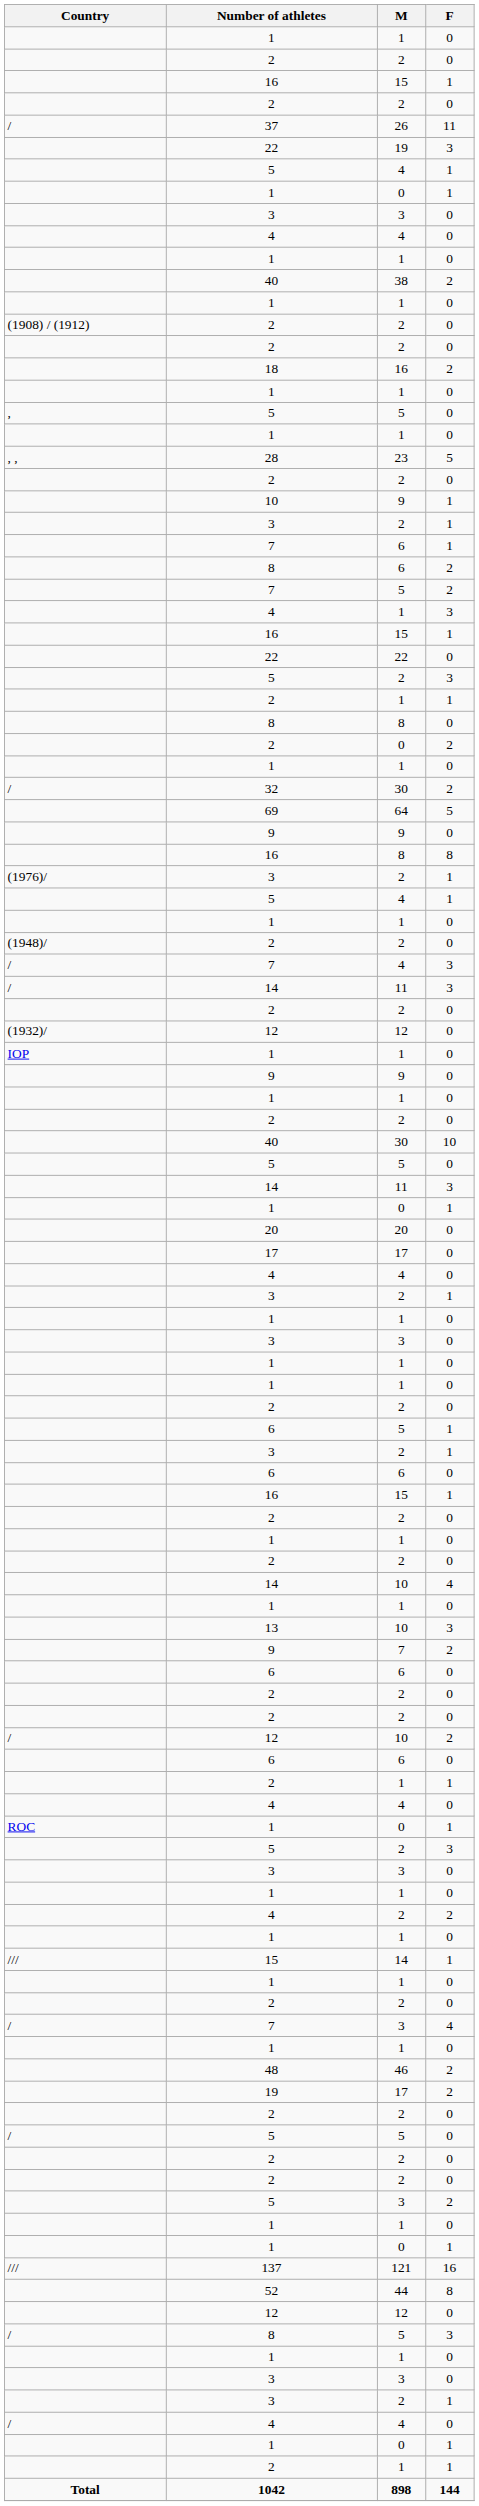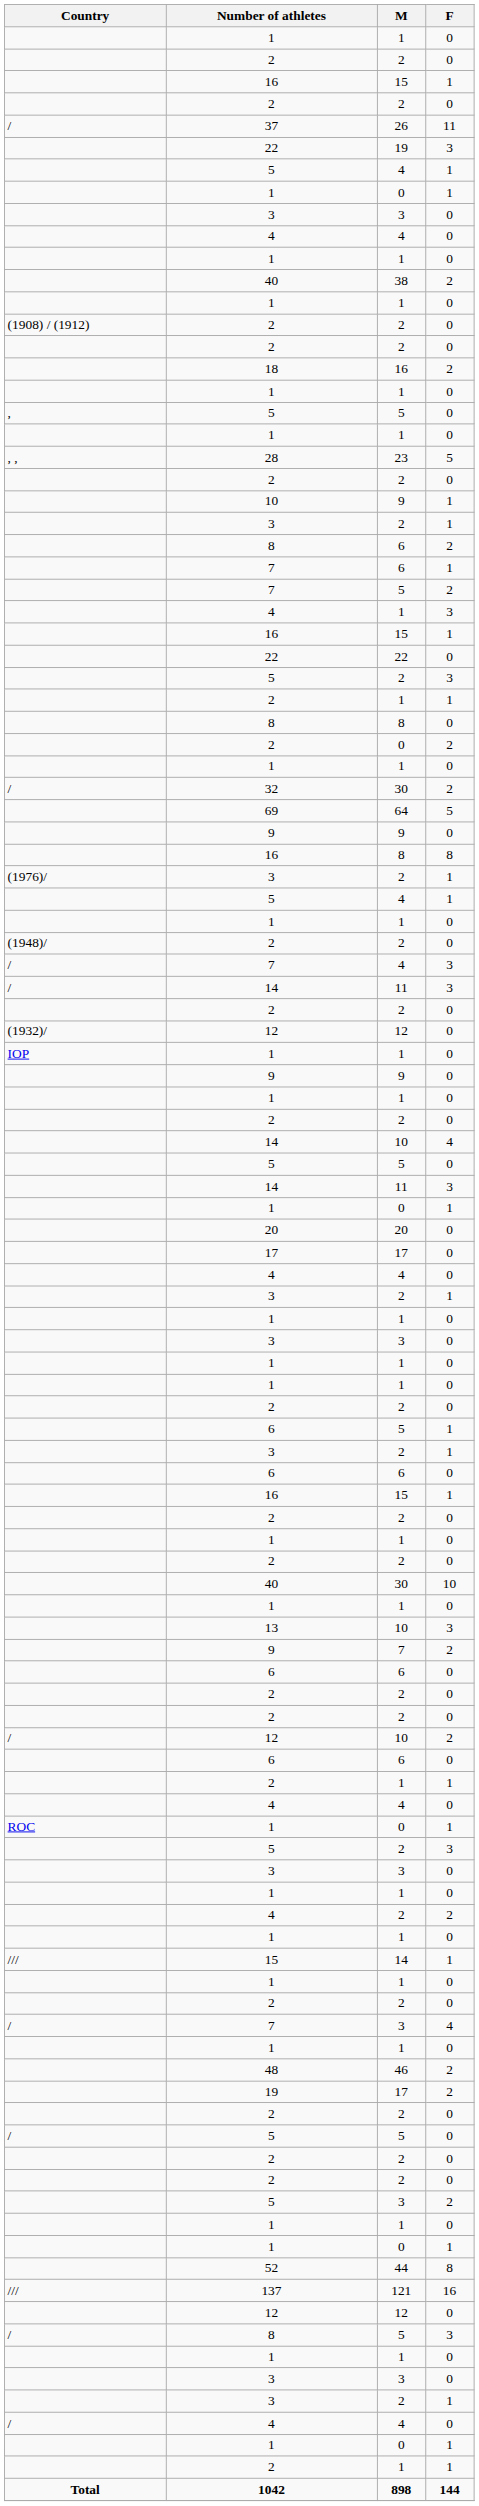rows swapped: (271, 568) <-> (271, 546)
rows swapped: (271, 1584) <-> (271, 1142)
rows swapped: (271, 2290) <-> (271, 2268)
